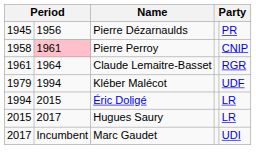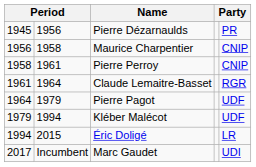+ row: (143, 48)
(49, 48) pink background -> (49, 65) no background
+ row: (124, 100)
- row: (128, 118)
